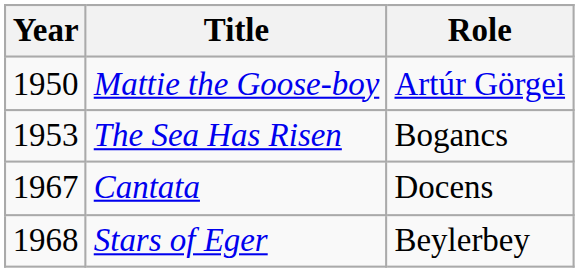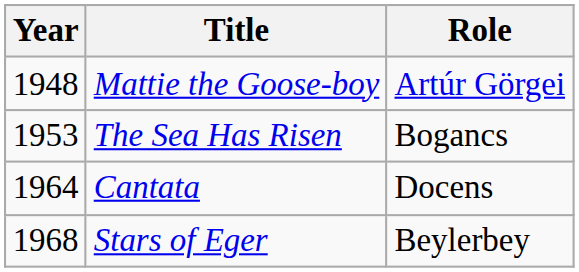(46, 82) 1950 -> (46, 82) 1948
(46, 187) 1967 -> (46, 187) 1964
